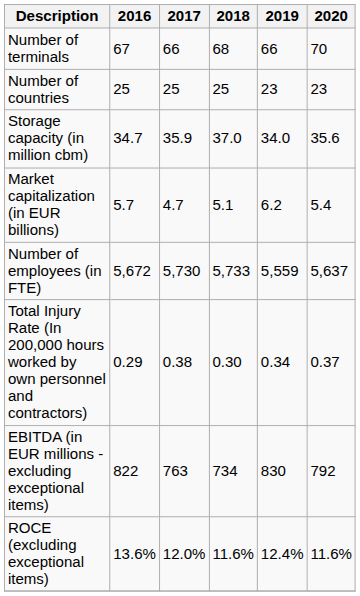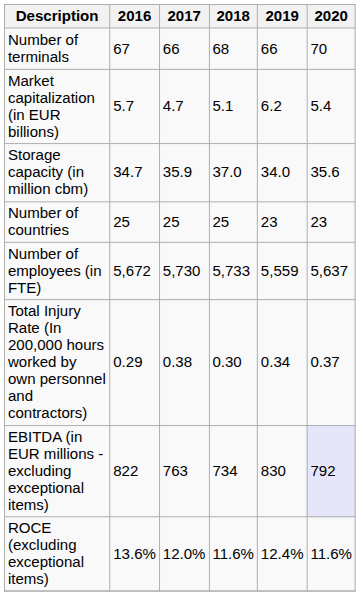rows swapped: (43, 89) <-> (51, 204)
(323, 471) no background -> (323, 471) lavender background
